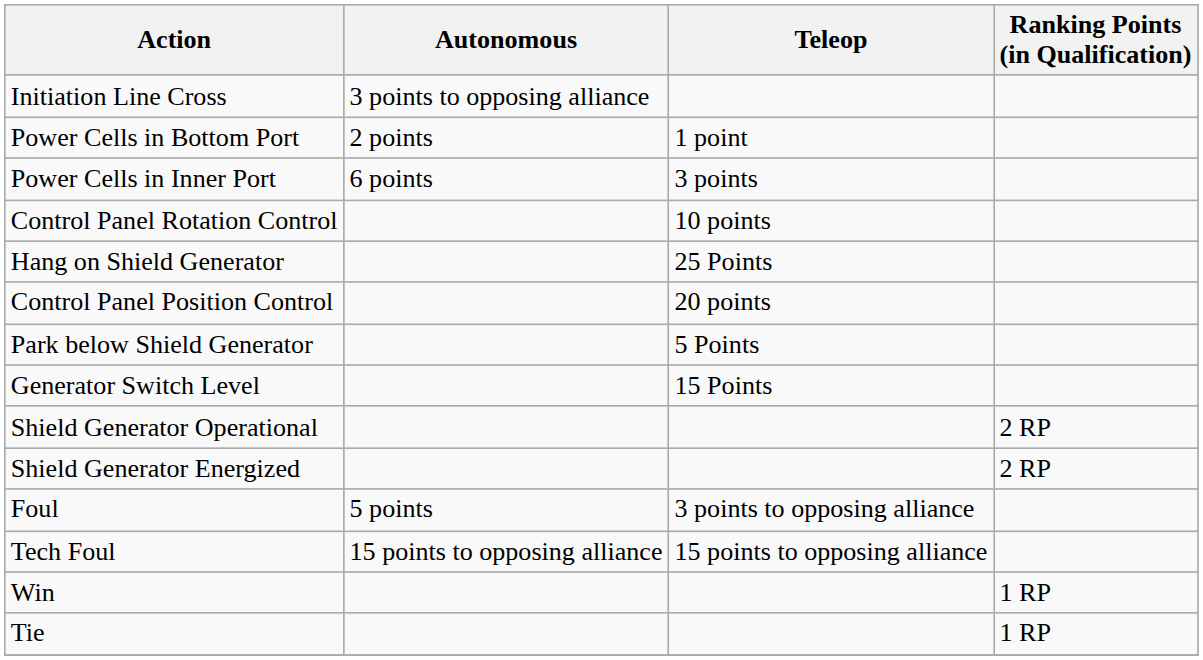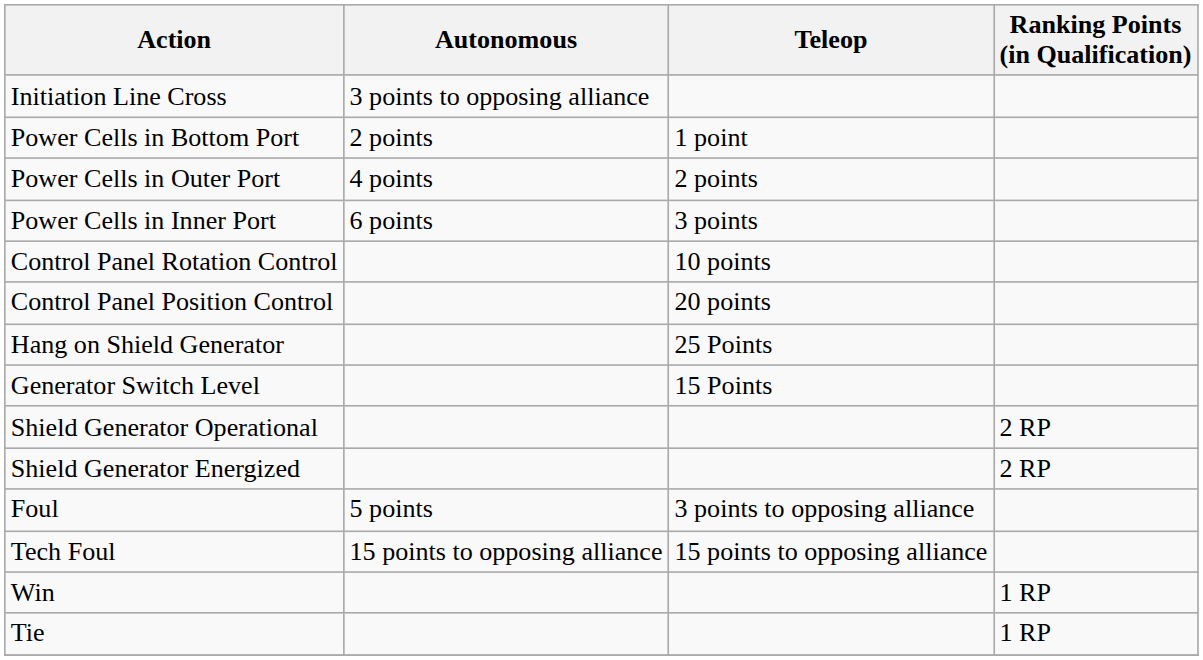+ row: (146, 178)
rows swapped: (172, 302) <-> (147, 261)
- row: (162, 344)
